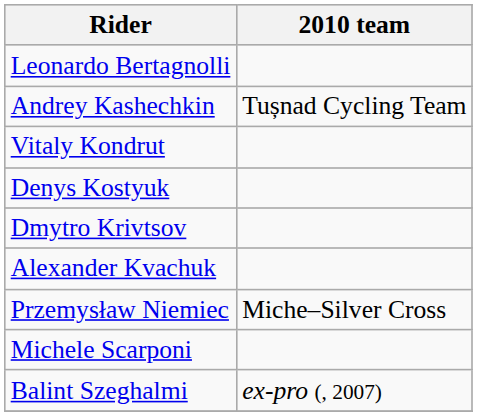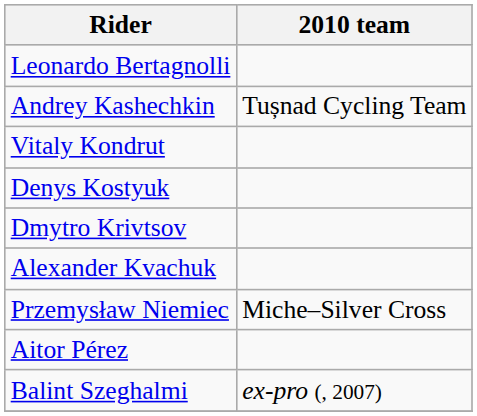+ row: (69, 349)
- row: (101, 349)
